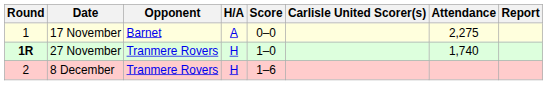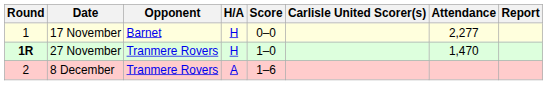(234, 32) A -> (234, 32) H
(464, 32) 2,275 -> (464, 32) 2,277
(464, 51) 1,740 -> (464, 51) 1,470
(234, 70) H -> (234, 70) A
